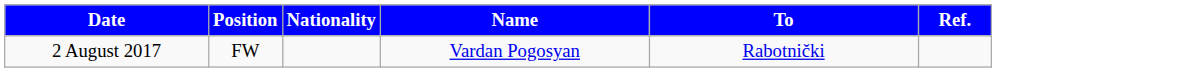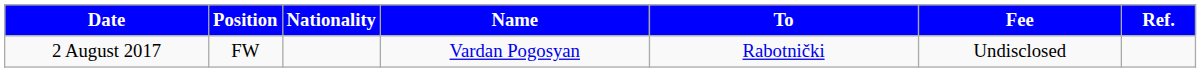+ column: (1020, 20)
